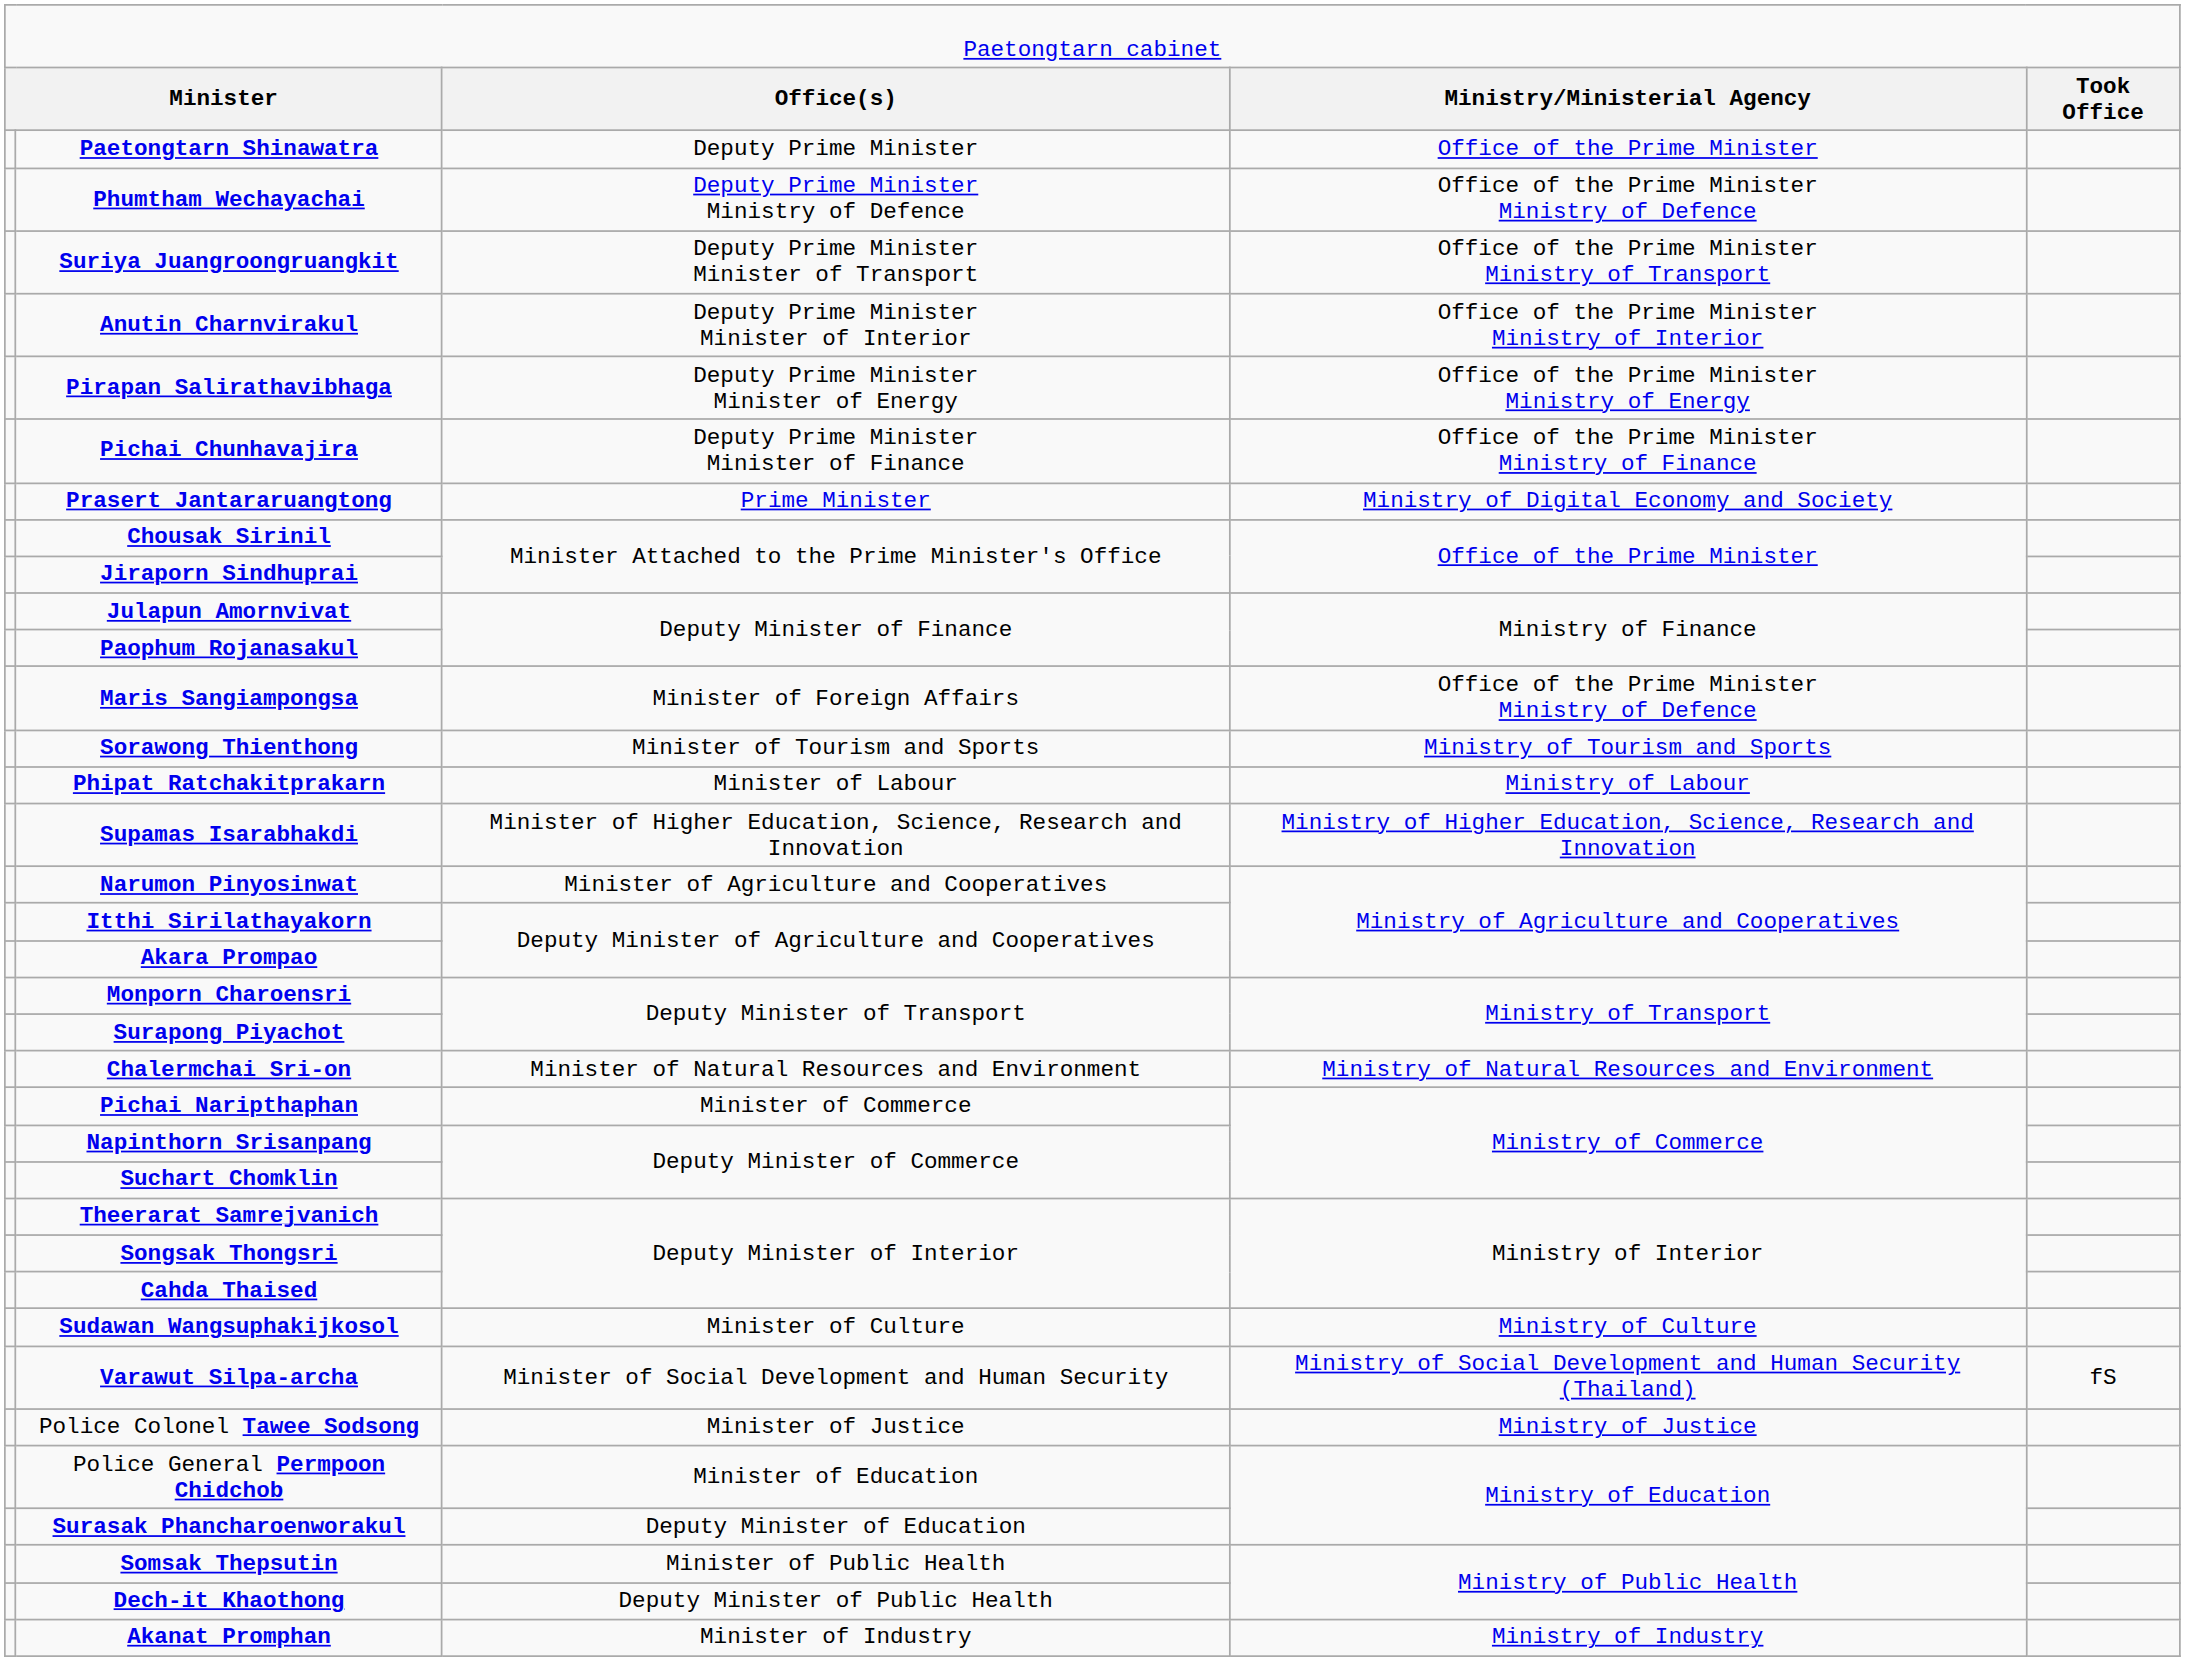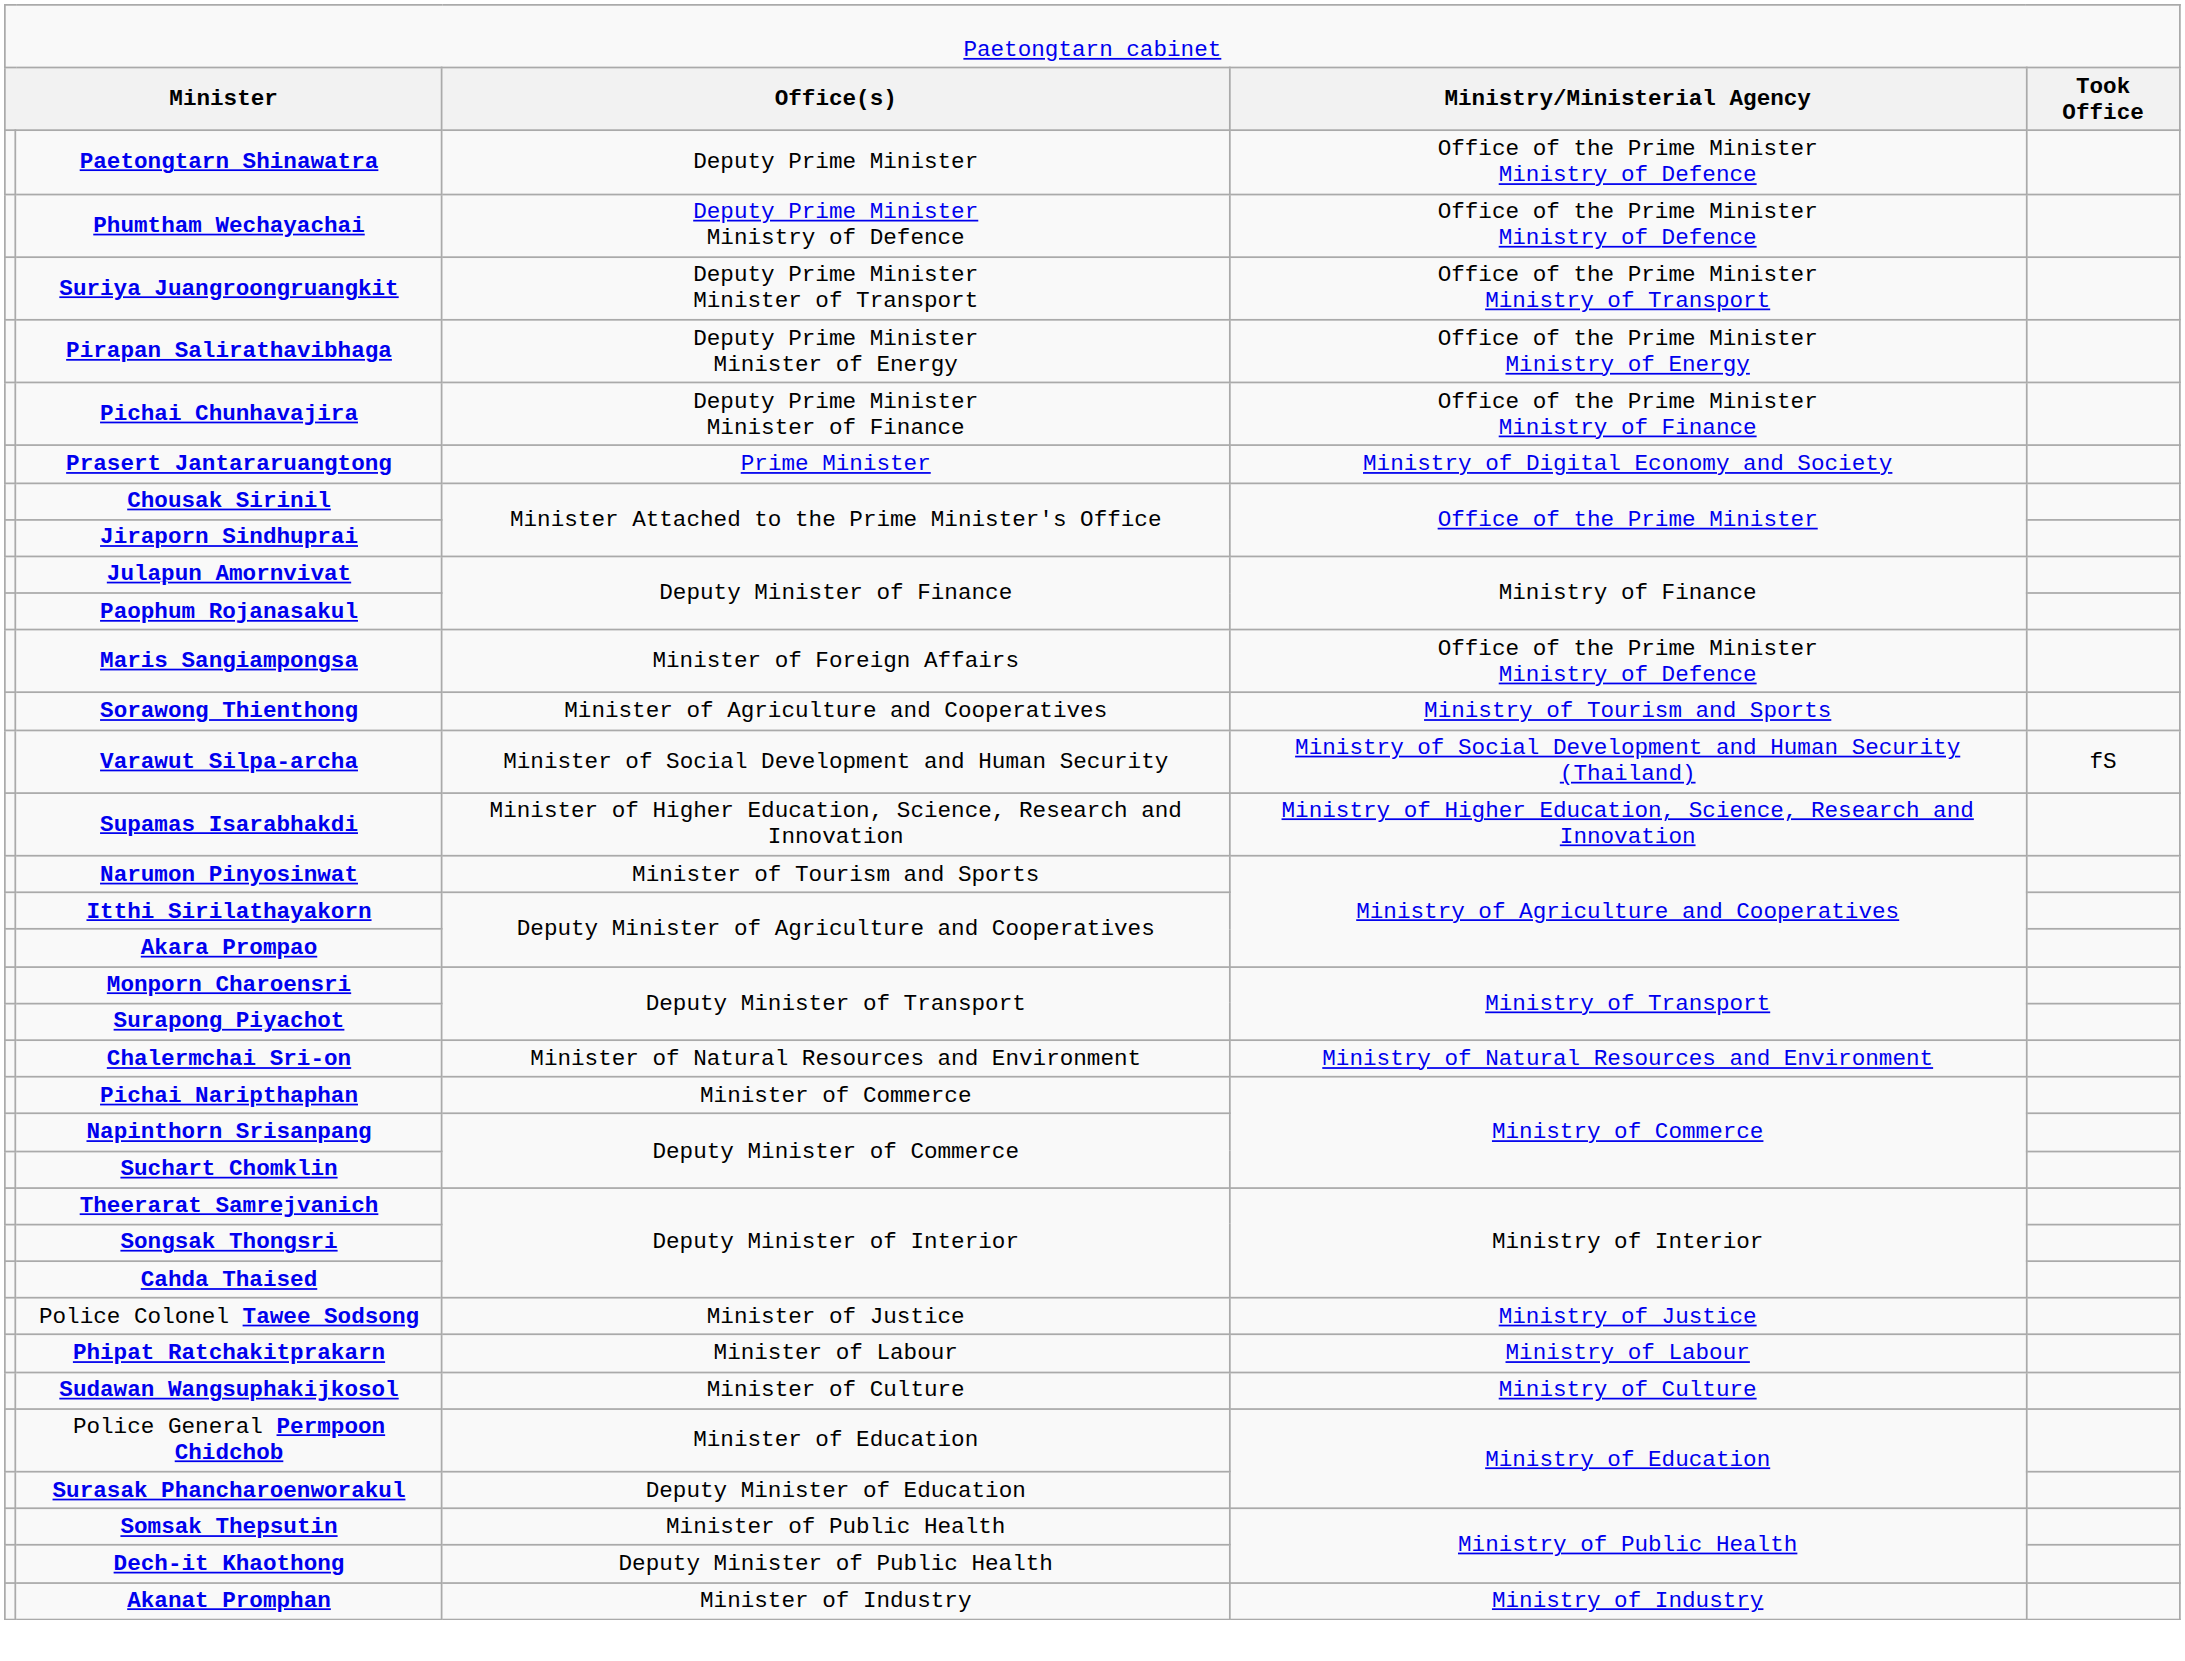(1628, 149) Office of the Prime Minister -> (1628, 162) Office of the Prime Minister Ministry of Defence
- row: (229, 325)
(836, 748) Minister of Tourism and Sports -> (836, 711) Minister of Agriculture and Cooperatives
rows swapped: (229, 1377) <-> (229, 785)
(836, 885) Minister of Agriculture and Cooperatives -> (836, 874) Minister of Tourism and Sports
rows swapped: (229, 1427) <-> (229, 1327)
